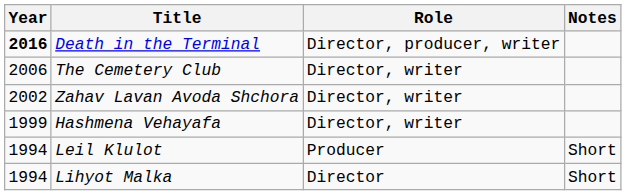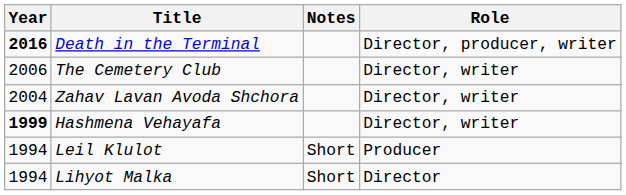columns swapped: (434, 18) <-> (592, 18)
(28, 97) 2002 -> (28, 97) 2004
(28, 124) normal -> (28, 124) bold
